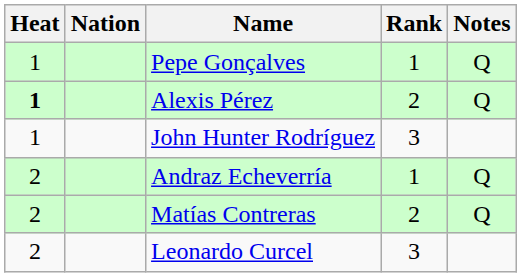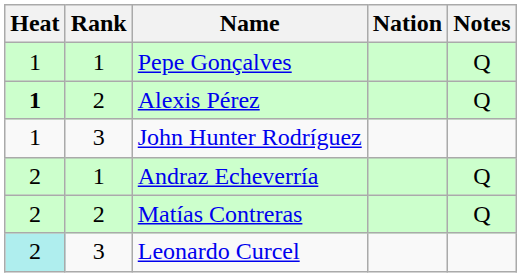columns swapped: (414, 23) <-> (105, 23)
(35, 251) no background -> (35, 251) paleturquoise background
